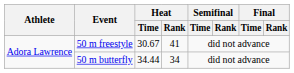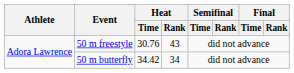(148, 44) 30.67 -> (148, 44) 30.76
(175, 44) 41 -> (175, 44) 43
(148, 60) 34.44 -> (148, 60) 34.42
